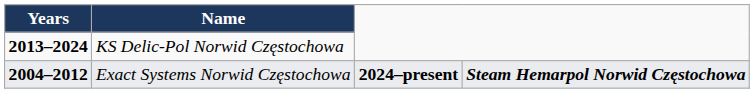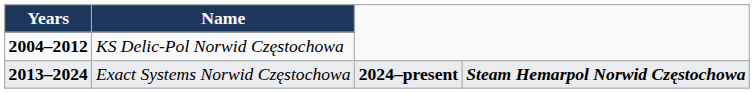(48, 46) 2013–2024 -> (48, 46) 2004–2012
(48, 74) 2004–2012 -> (48, 74) 2013–2024
